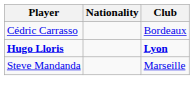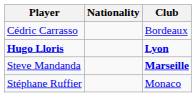(165, 65) normal -> (167, 65) bold
+ row: (44, 83)
